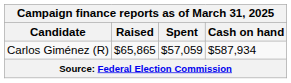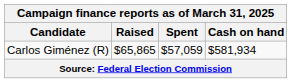(232, 50) $587,934 -> (232, 50) $581,934
